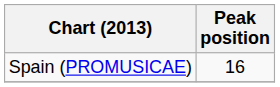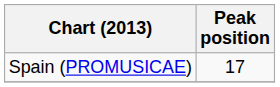(235, 67) 16 -> (235, 67) 17
